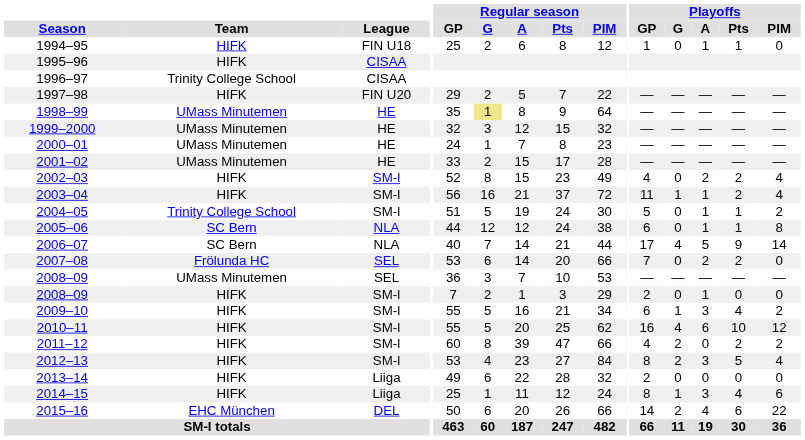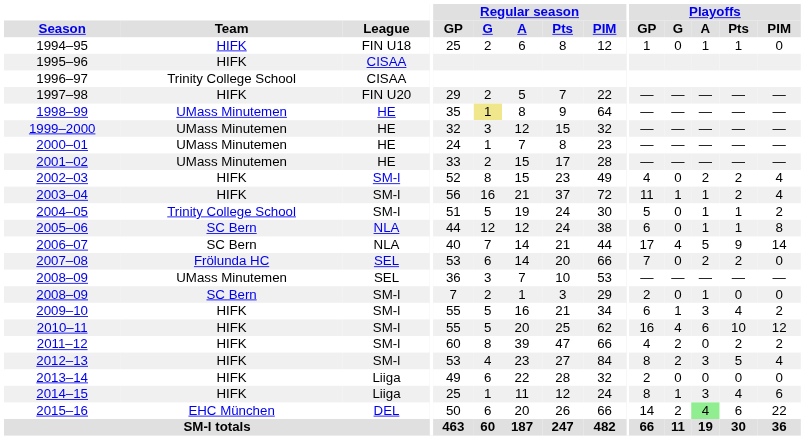(232, 294) HIFK -> (232, 294) SC Bern
(705, 410) no background -> (705, 410) lightgreen background
